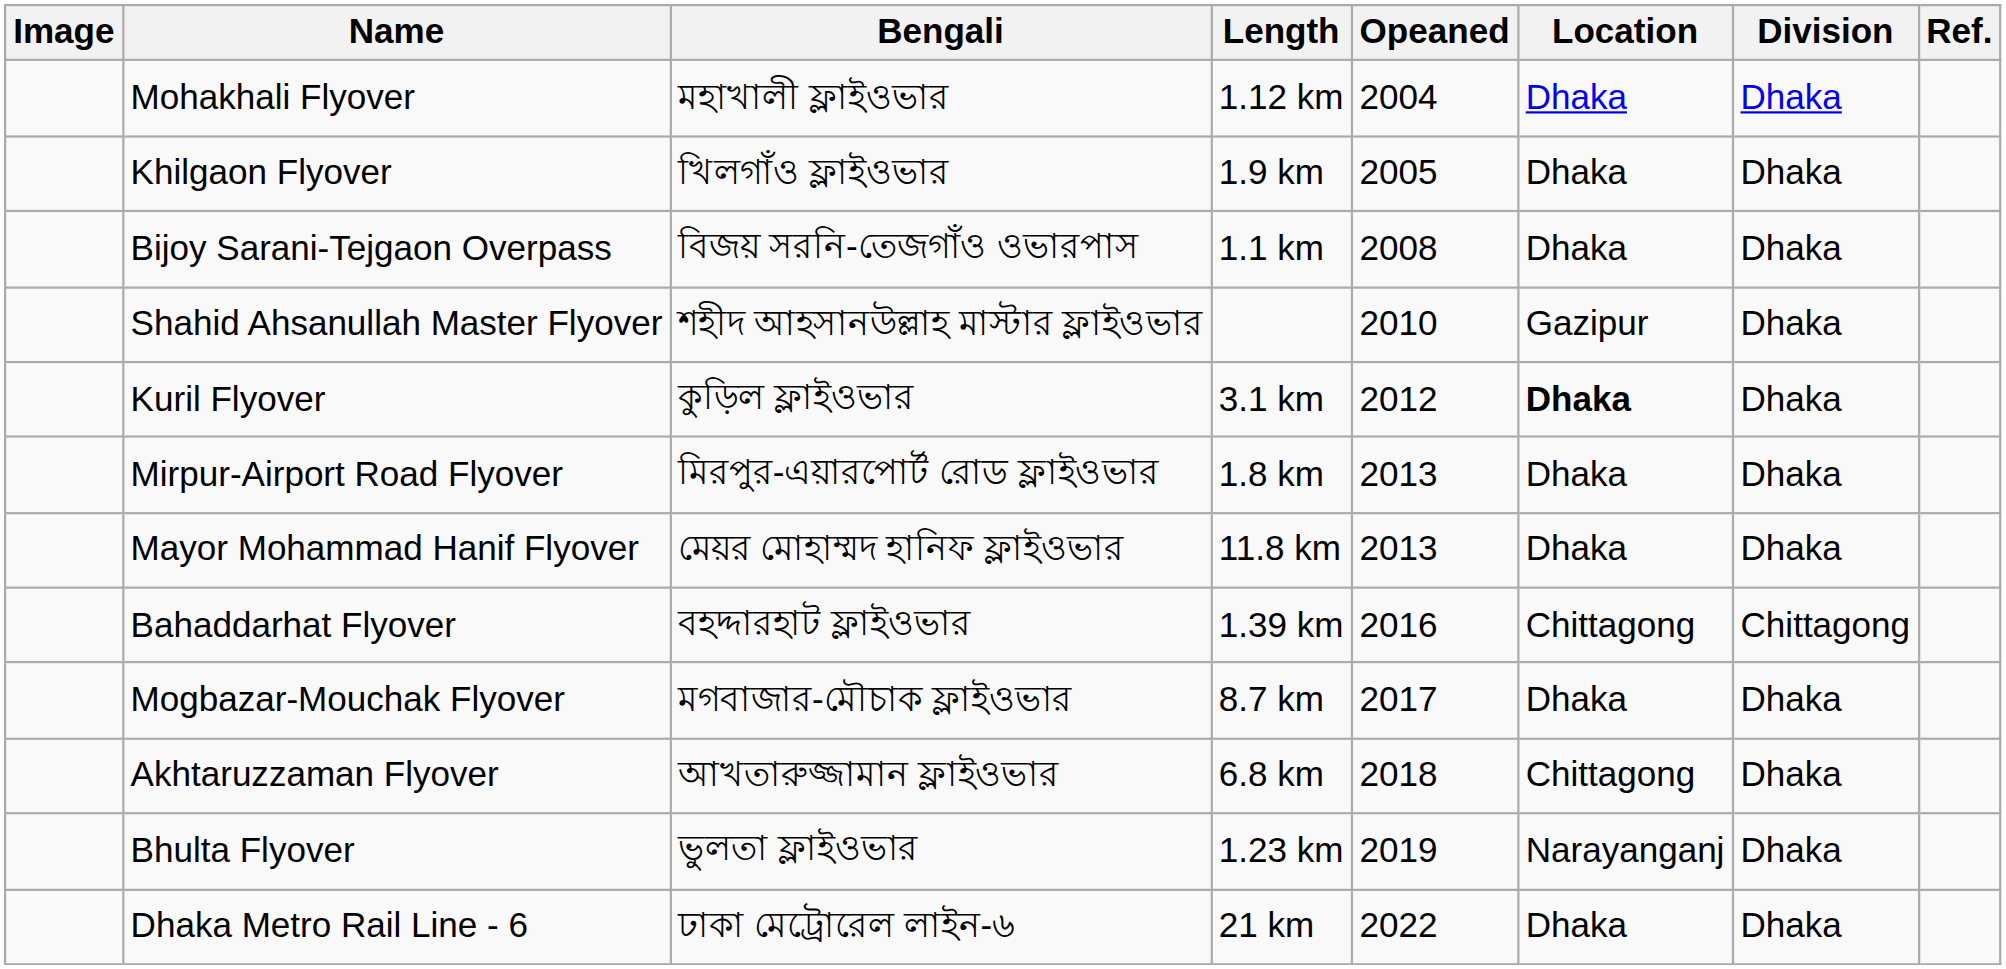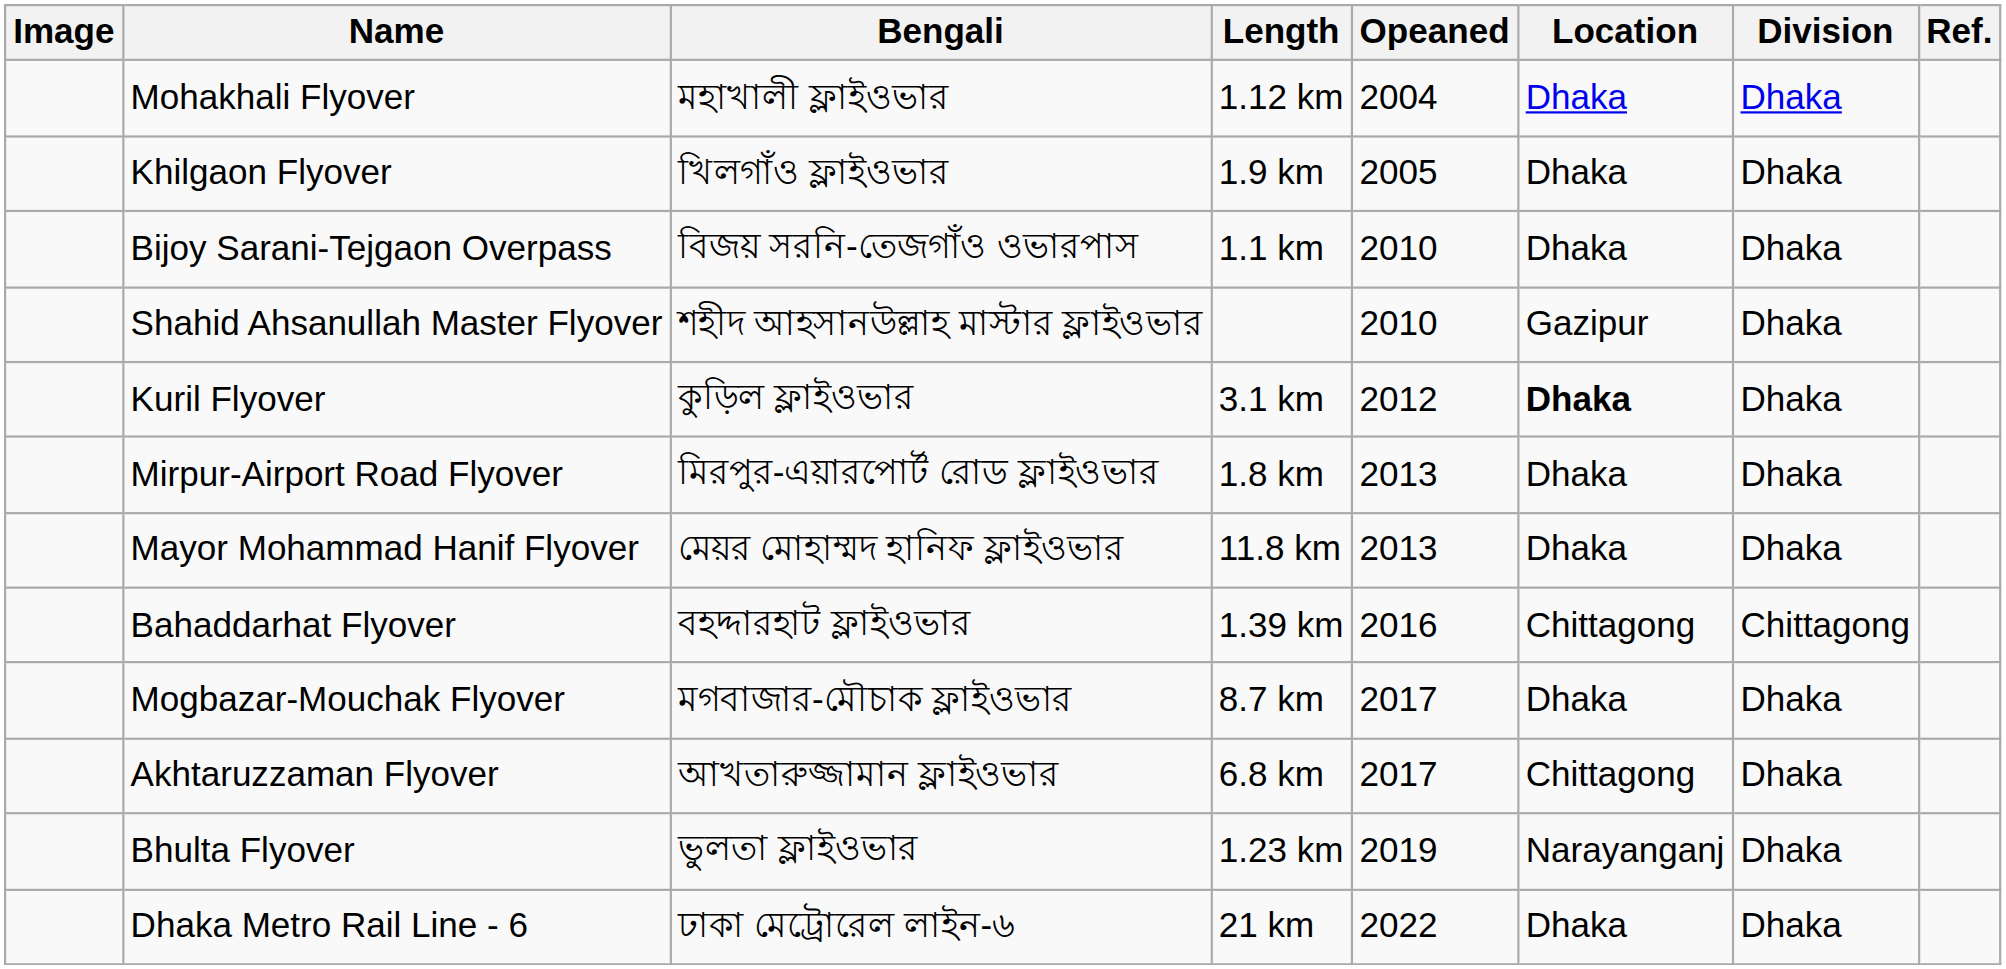(1399, 248) 2008 -> (1399, 248) 2010
(1399, 775) 2018 -> (1399, 775) 2017
